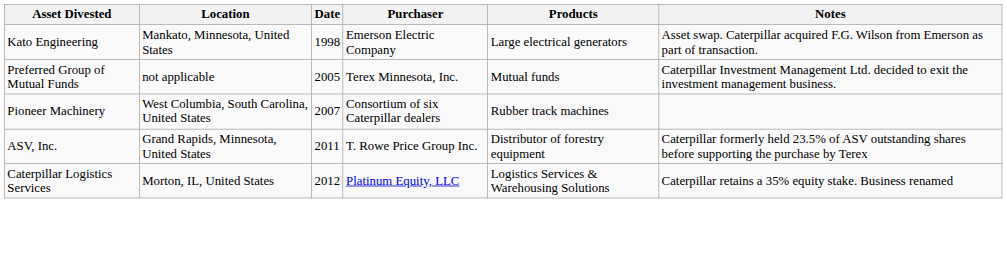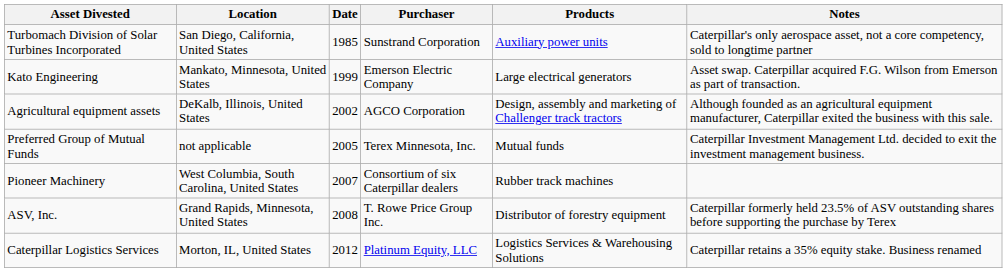+ row: (82, 42)
(327, 42) 1998 -> (345, 76) 1999
+ row: (84, 111)
(327, 146) 2011 -> (345, 215) 2008
